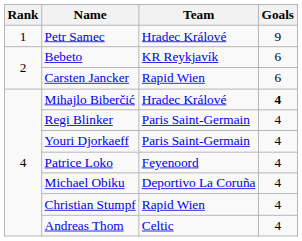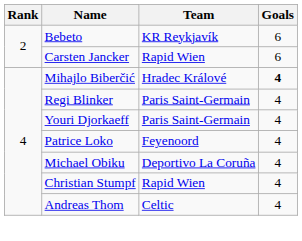- row: (75, 36)
